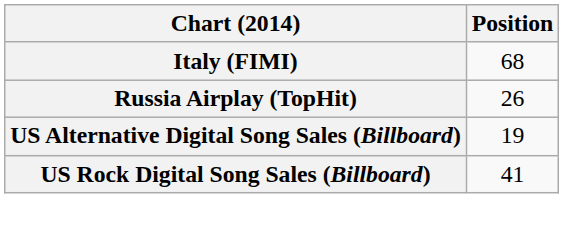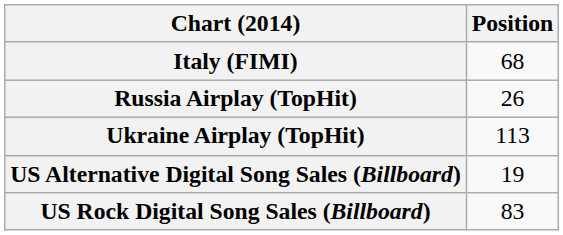+ row: (235, 135)
(512, 173) 41 -> (512, 211) 83
